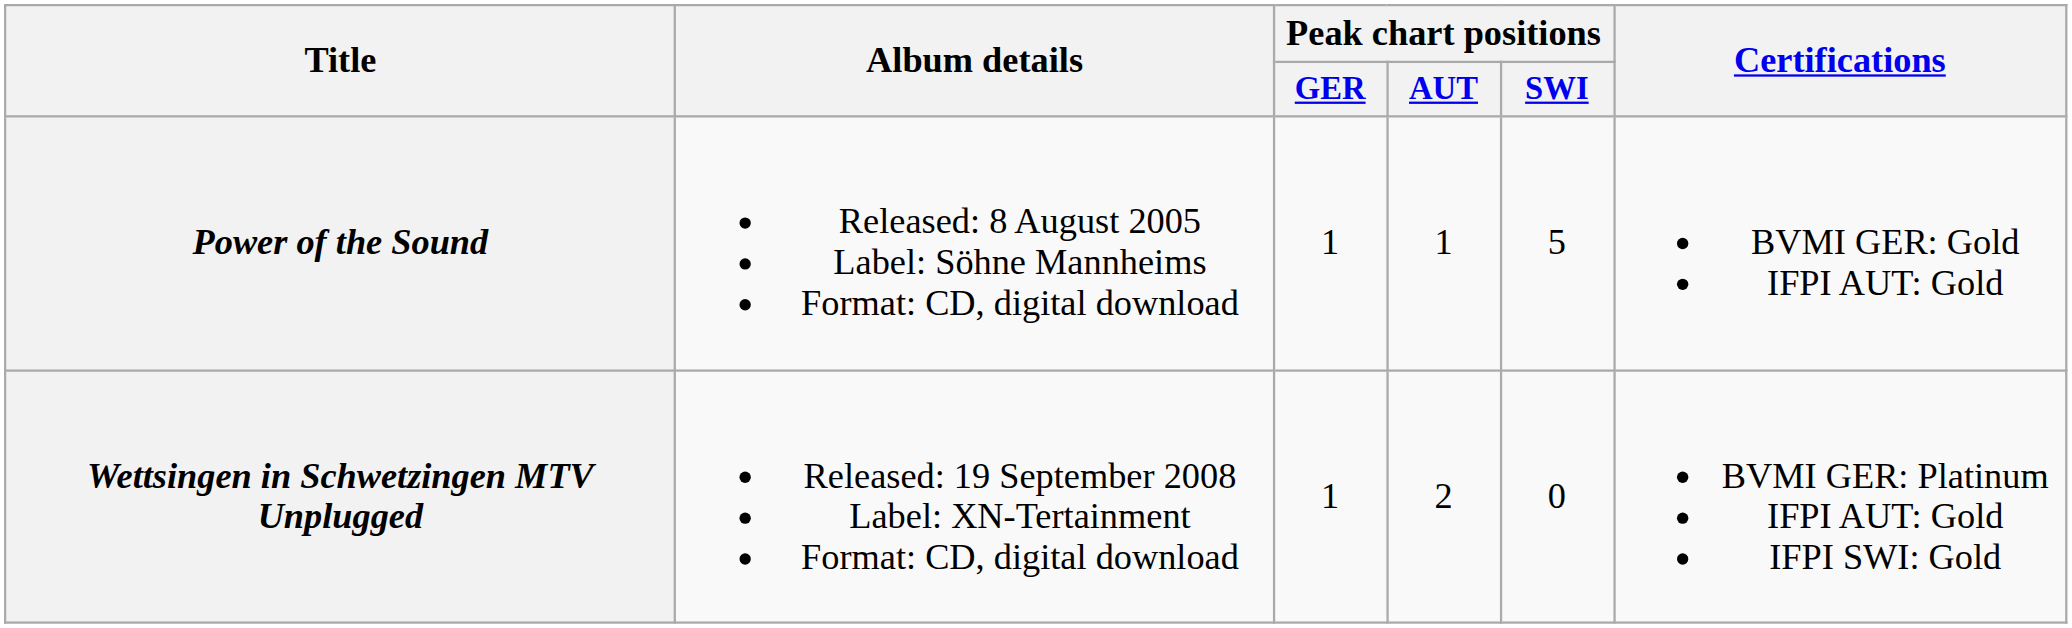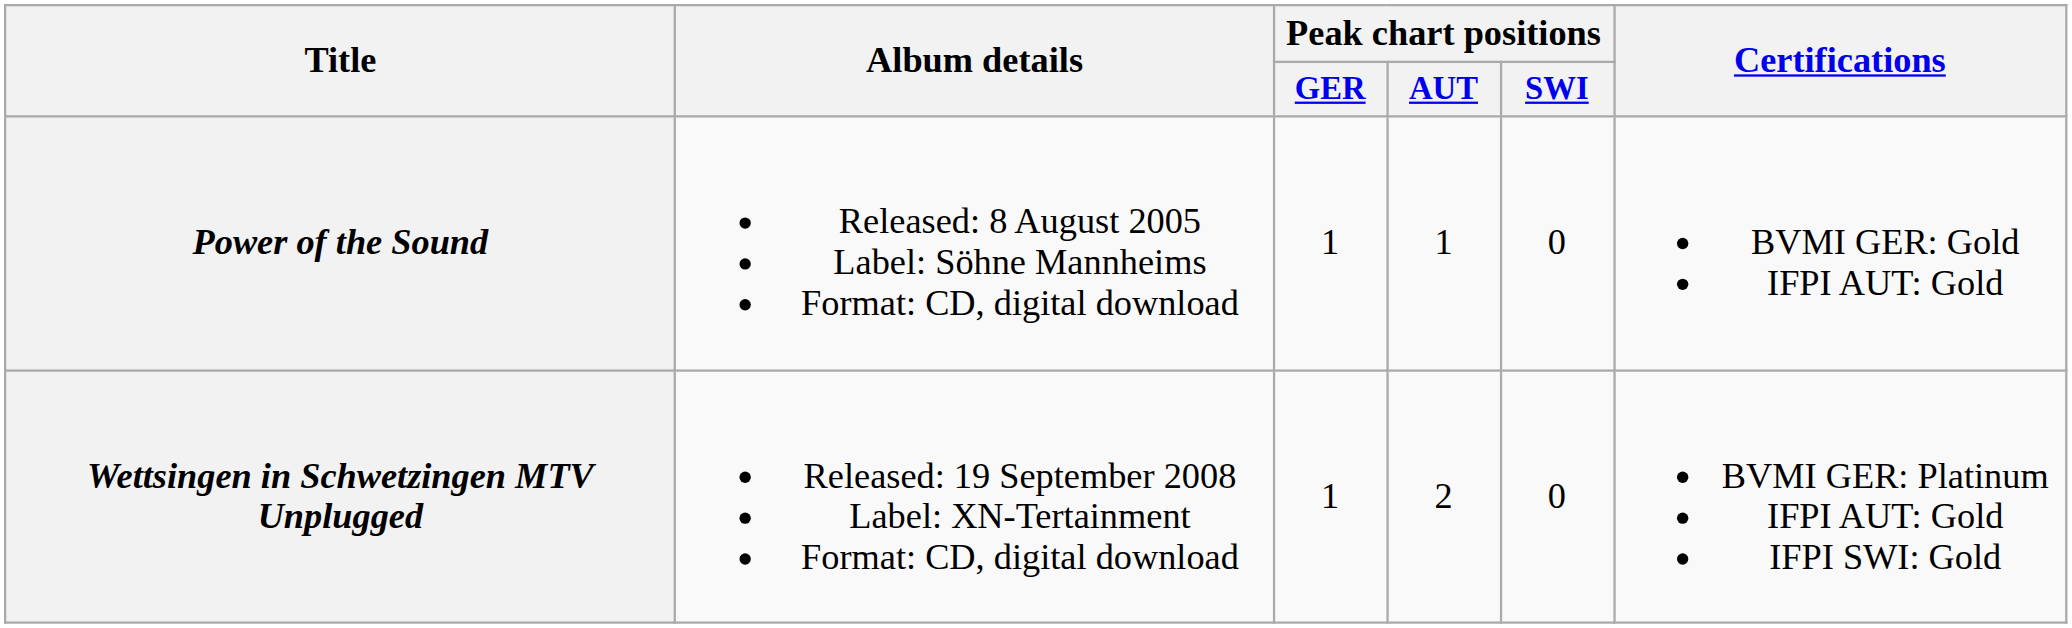(1557, 242) 5 -> (1557, 242) 0
